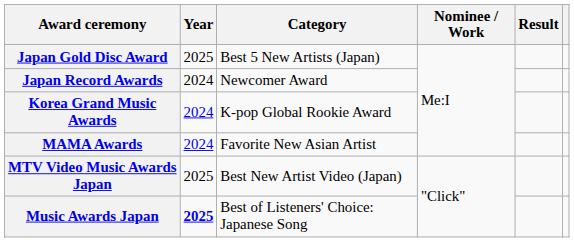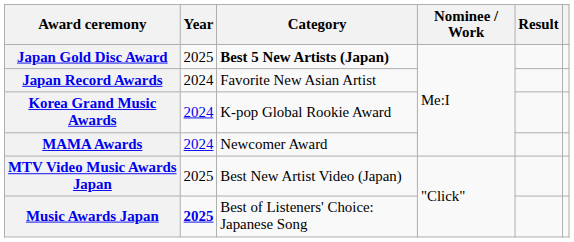(300, 56) normal -> (305, 56) bold
(274, 80) Newcomer Award -> (298, 80) Favorite New Asian Artist
(298, 144) Favorite New Asian Artist -> (274, 144) Newcomer Award
